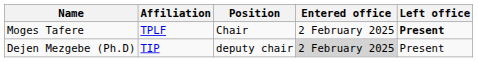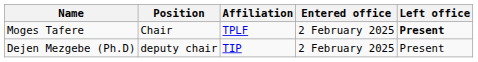columns swapped: (255, 13) <-> (176, 13)
(346, 48) lightgrey background -> (346, 48) no background
